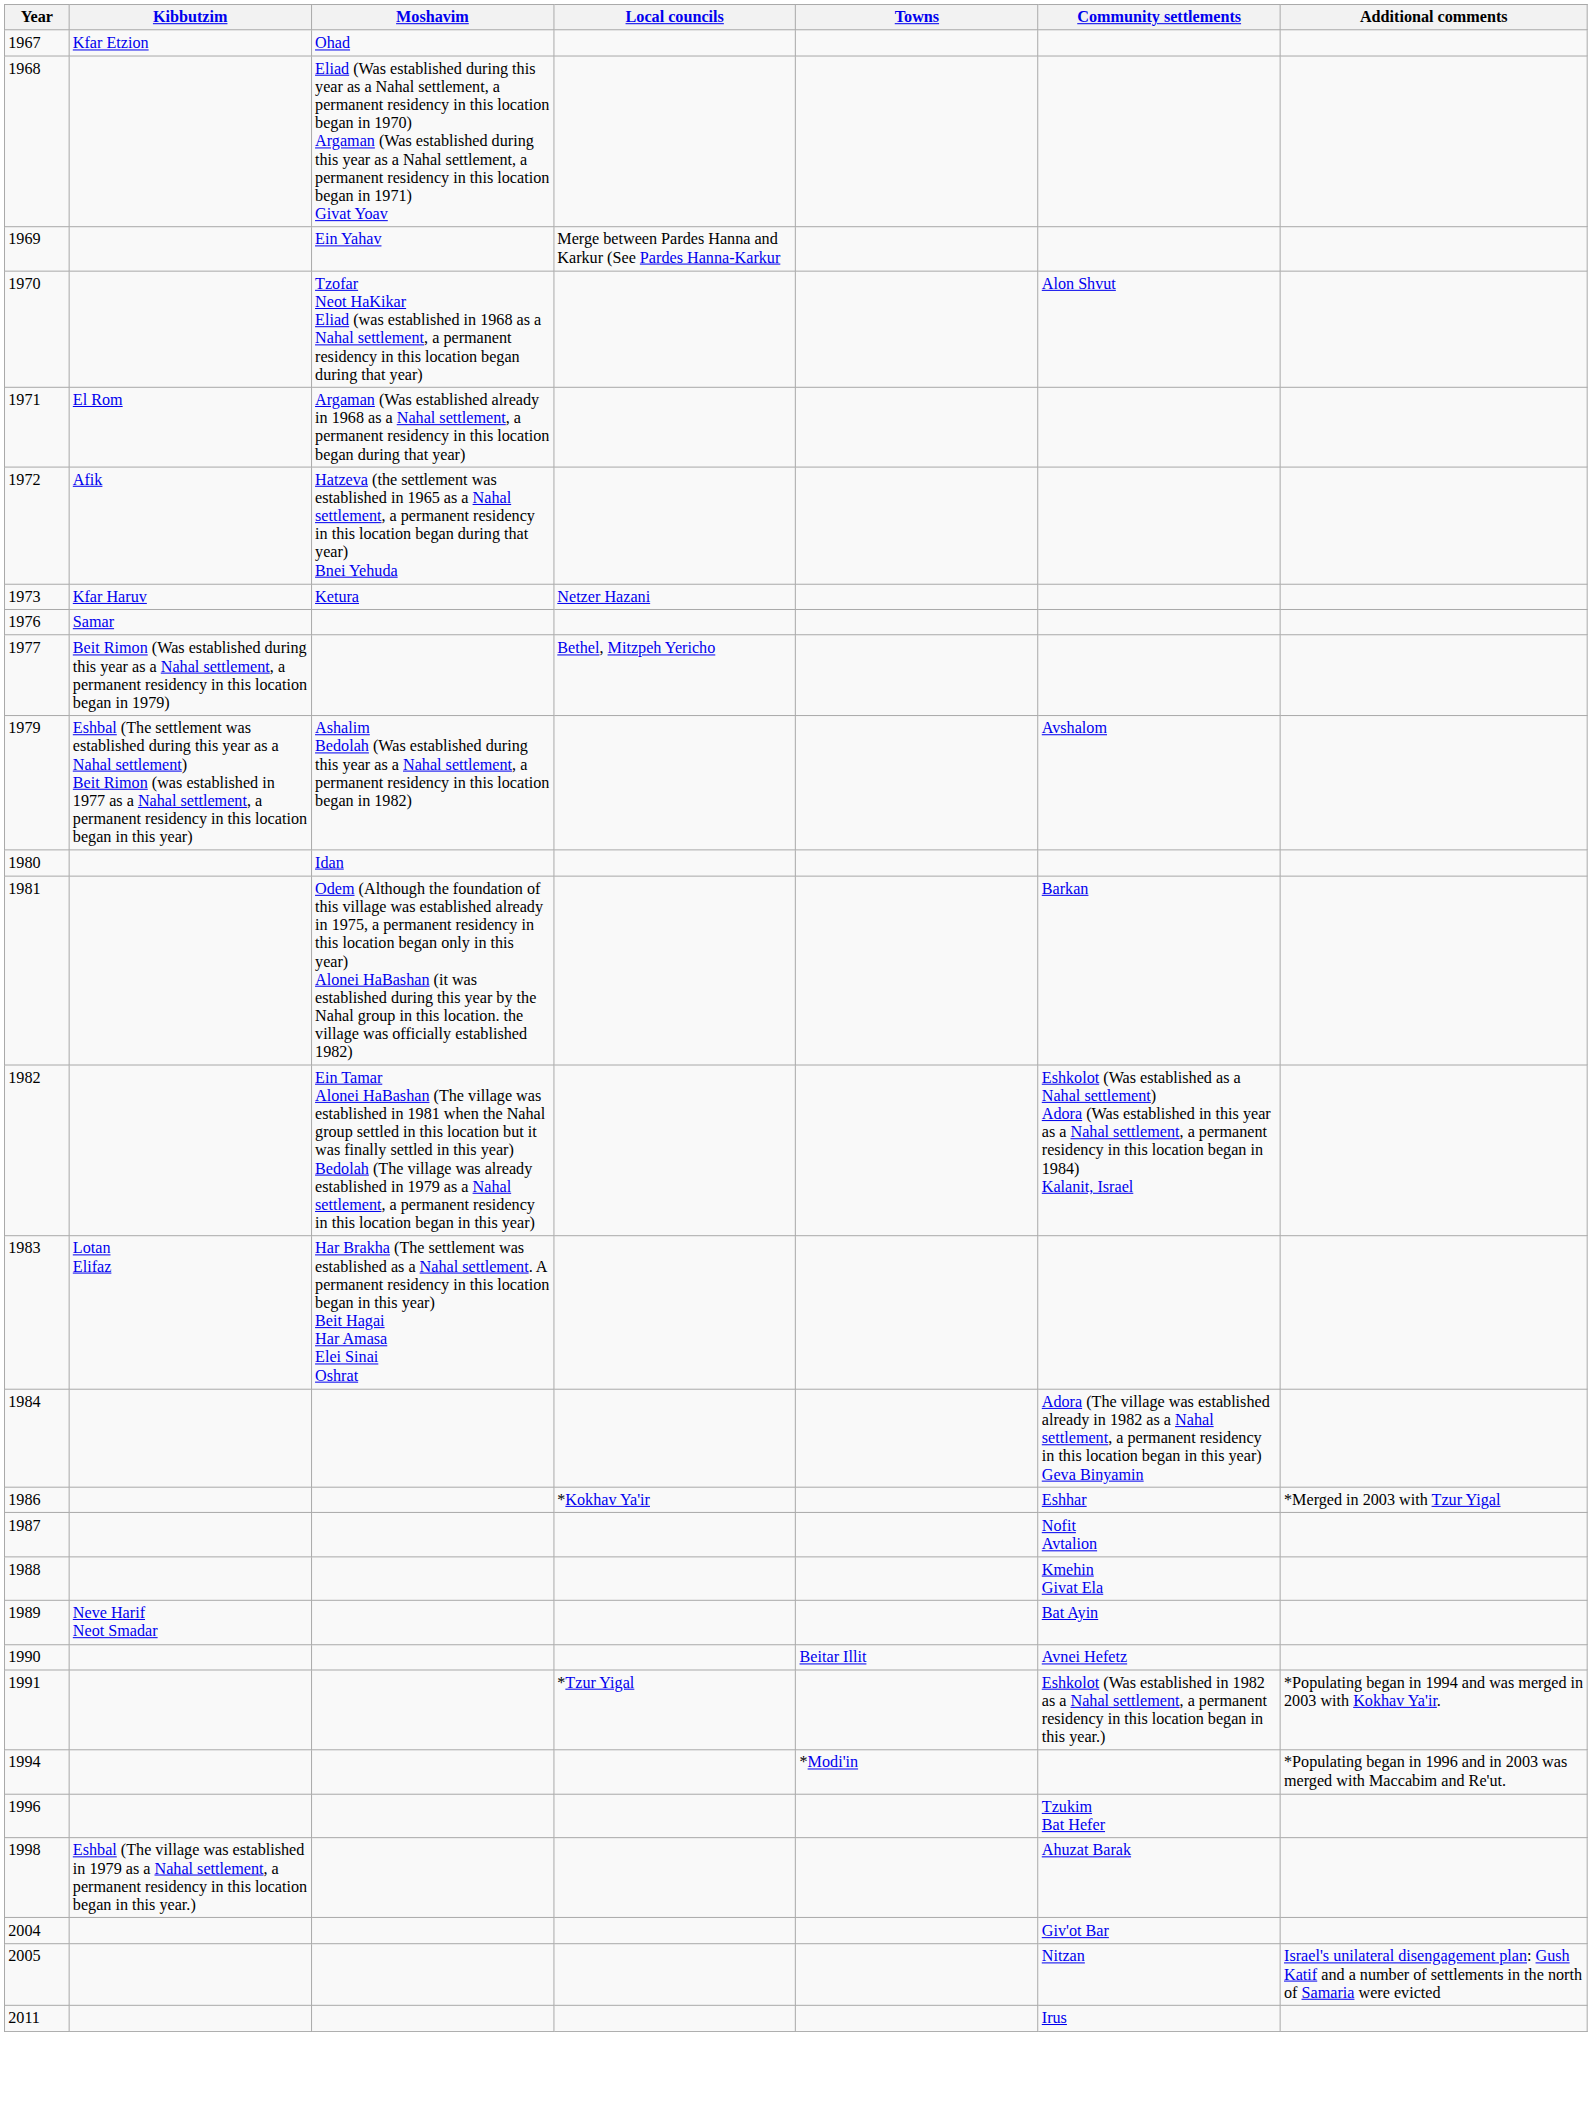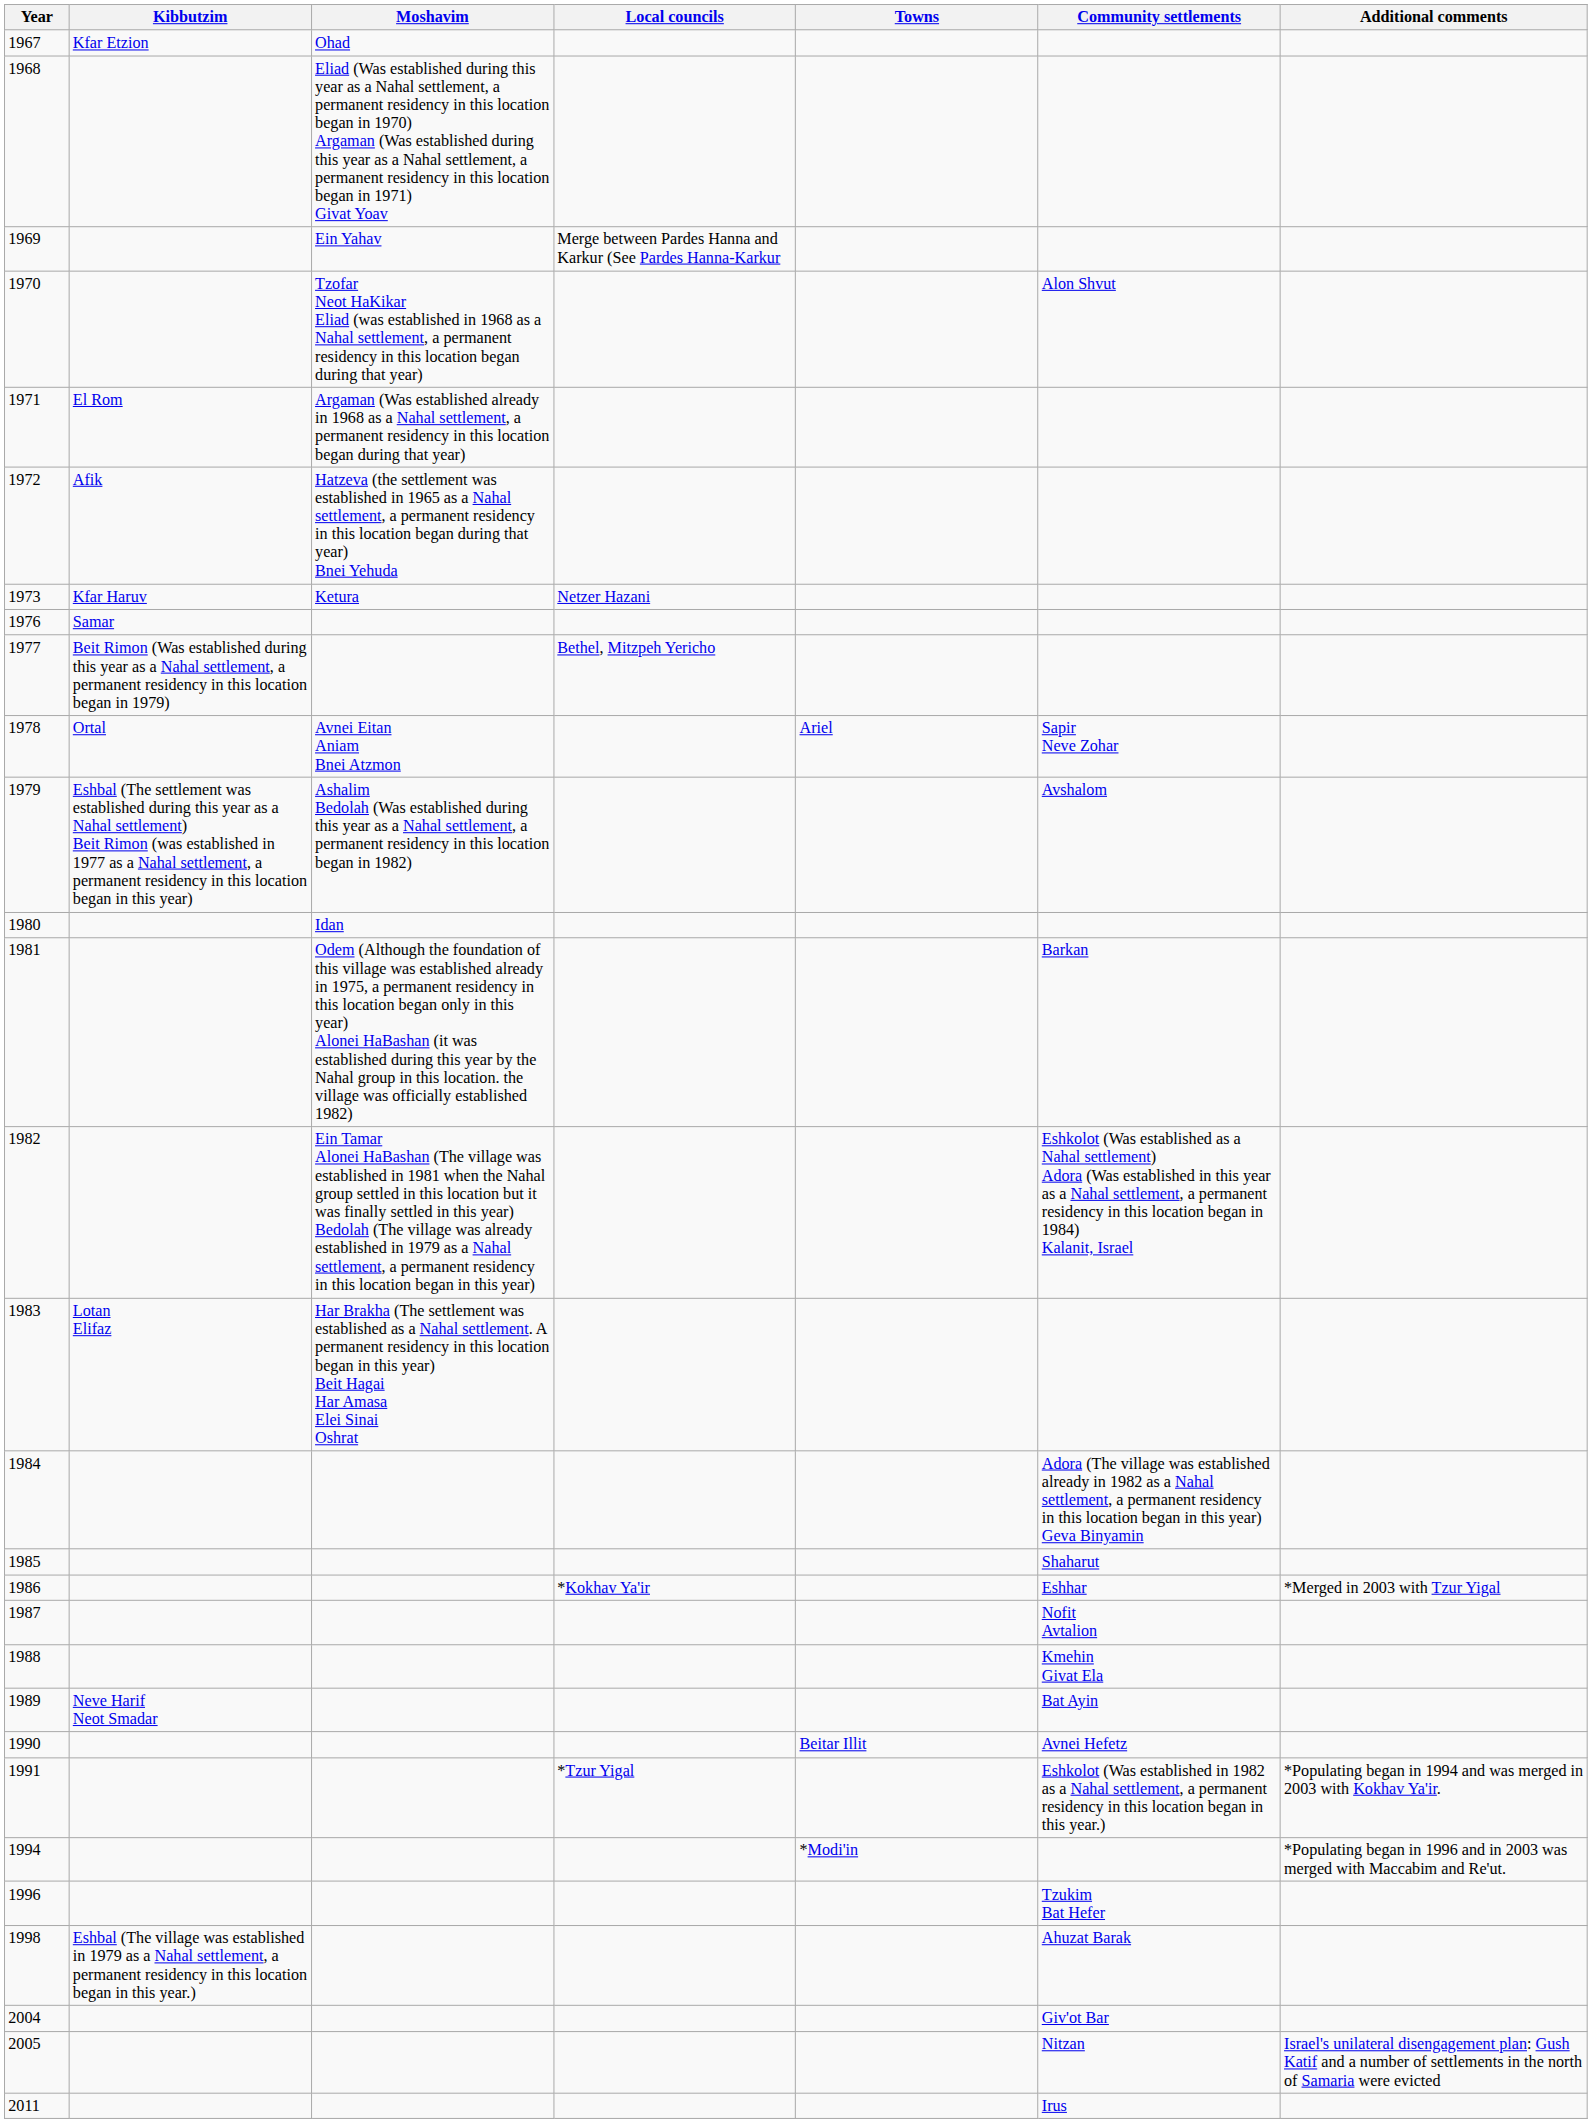+ row: (24, 728)
+ row: (24, 1561)
